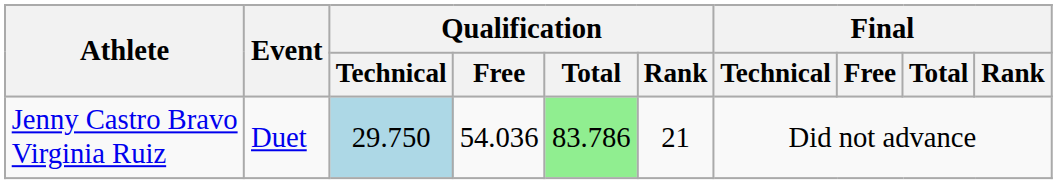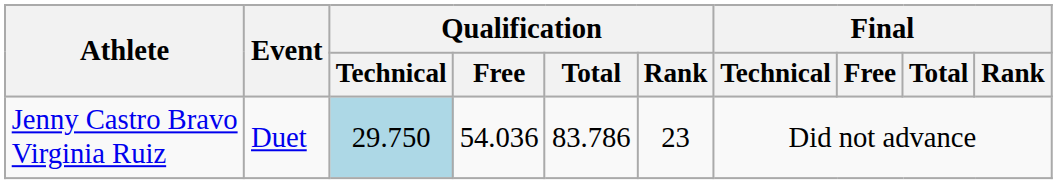(591, 137) lightgreen background -> (591, 137) no background
(676, 137) 21 -> (676, 137) 23
